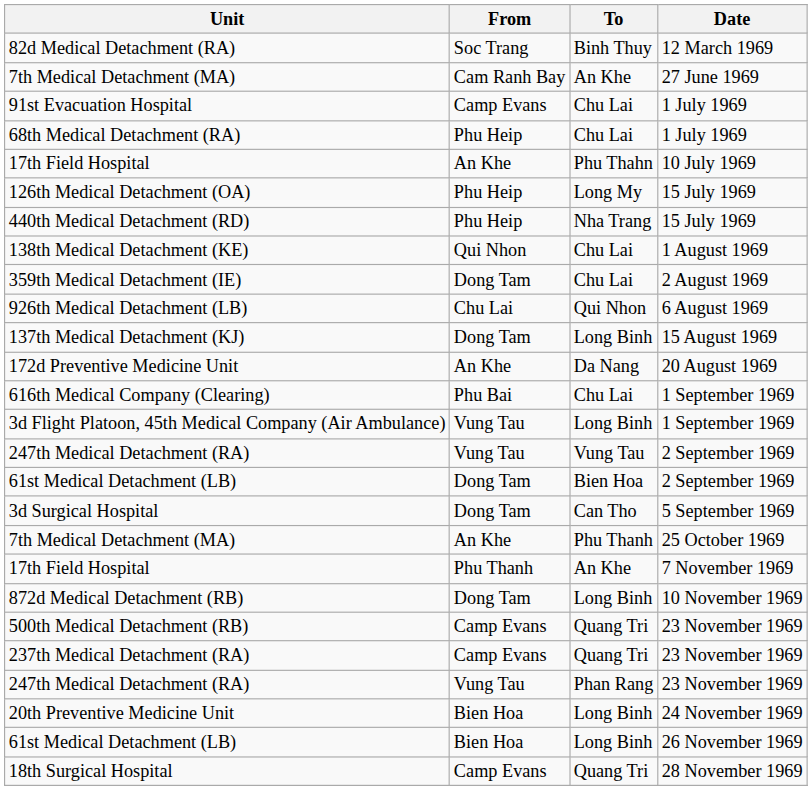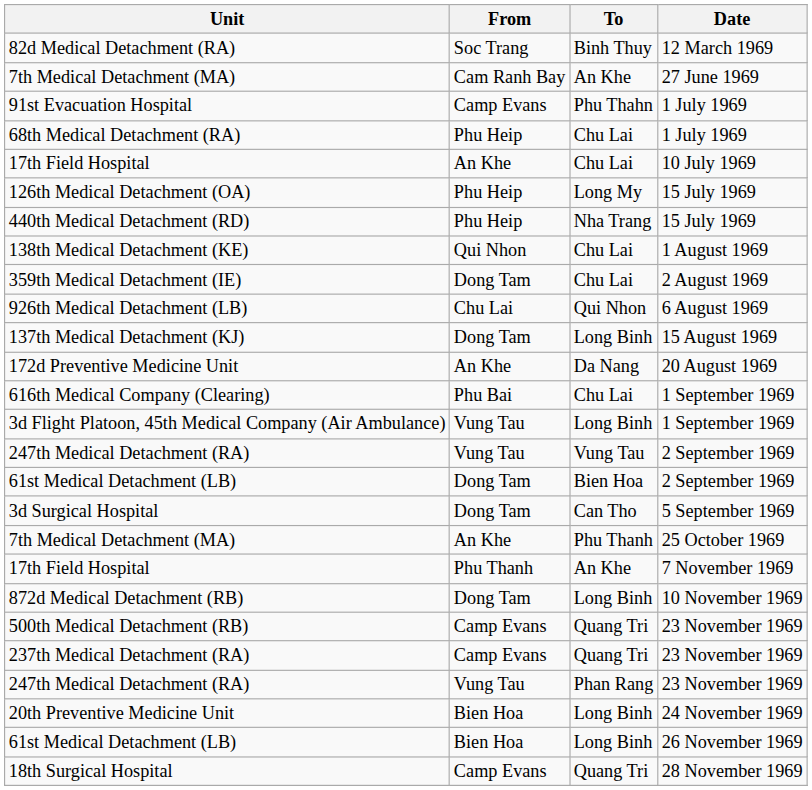(603, 105) Chu Lai -> (613, 105) Phu Thahn
(613, 163) Phu Thahn -> (603, 163) Chu Lai
